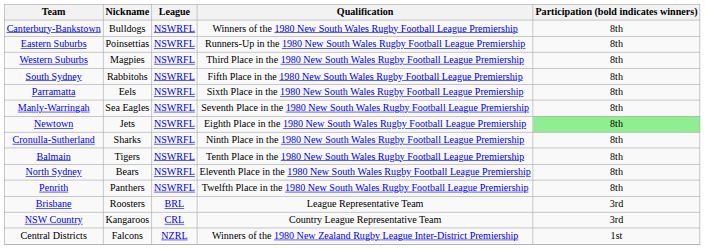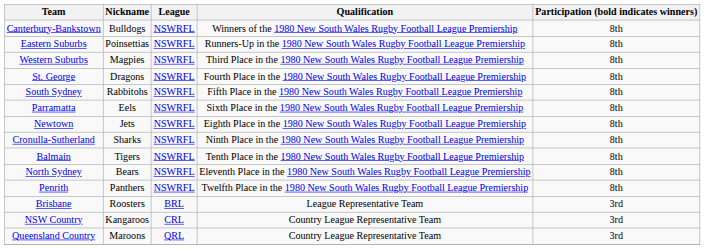+ row: (54, 76)
- row: (54, 108)
(616, 124) lightgreen background -> (616, 124) no background
+ row: (54, 236)
- row: (54, 236)
